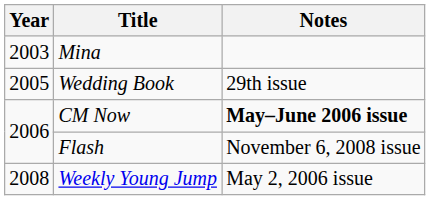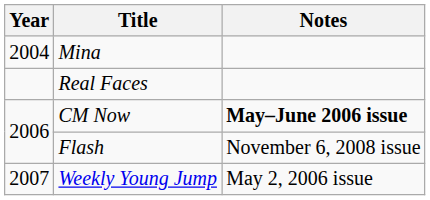(29, 52) 2003 -> (29, 52) 2004
+ row: (103, 83)
- row: (116, 83)
(29, 178) 2008 -> (29, 178) 2007
